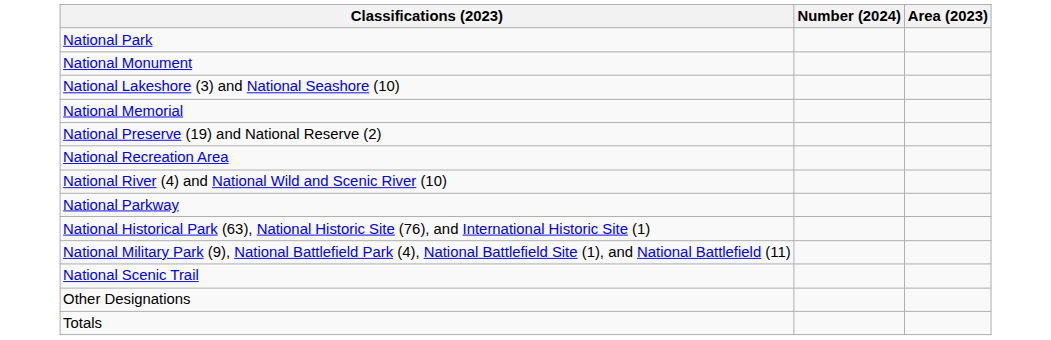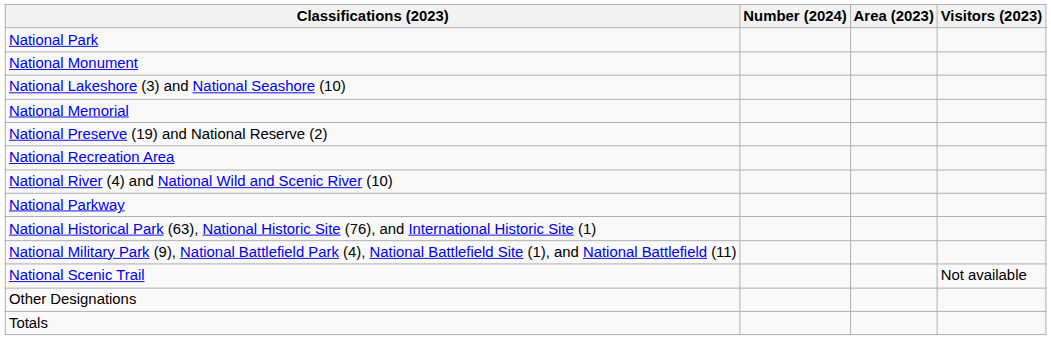+ column: (991, 16)
